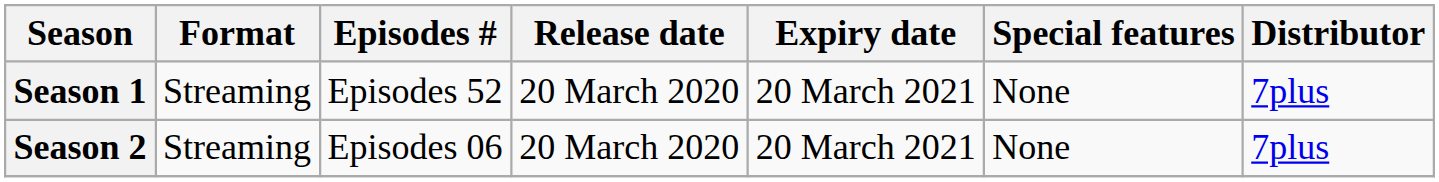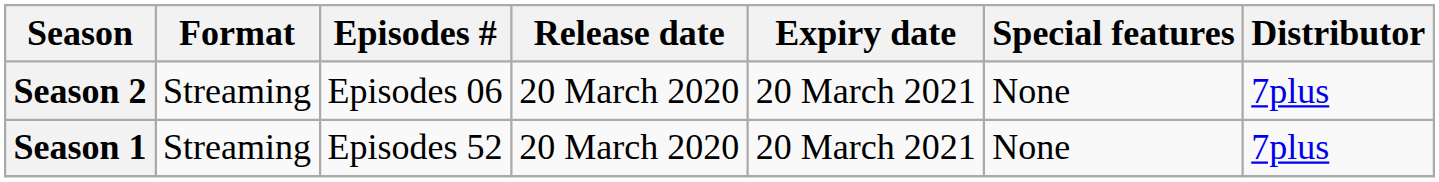rows swapped: (80, 90) <-> (80, 147)
